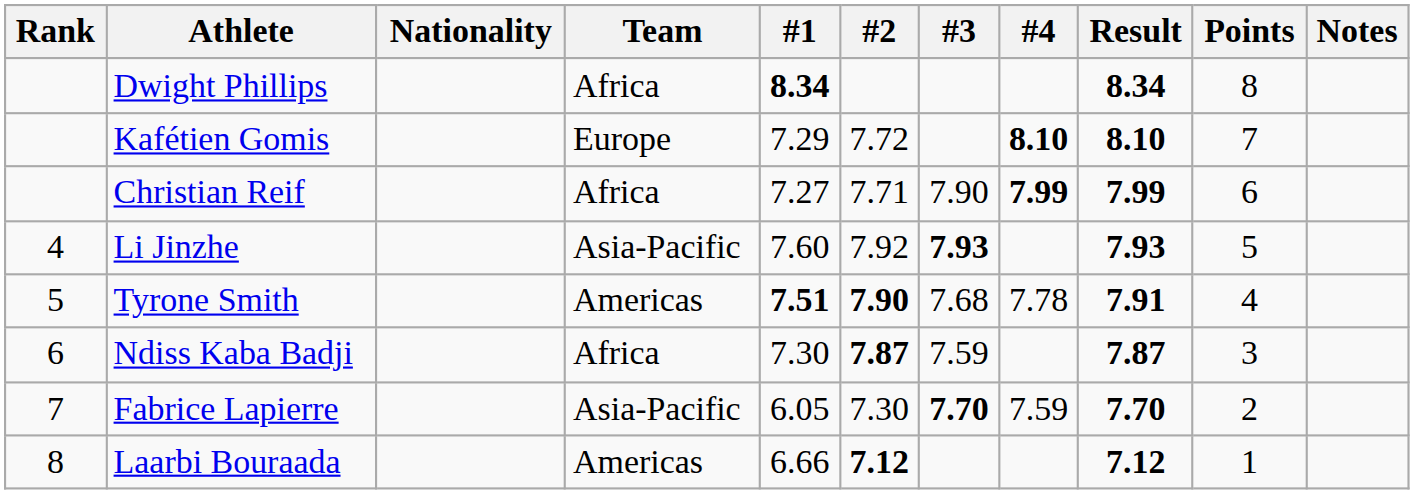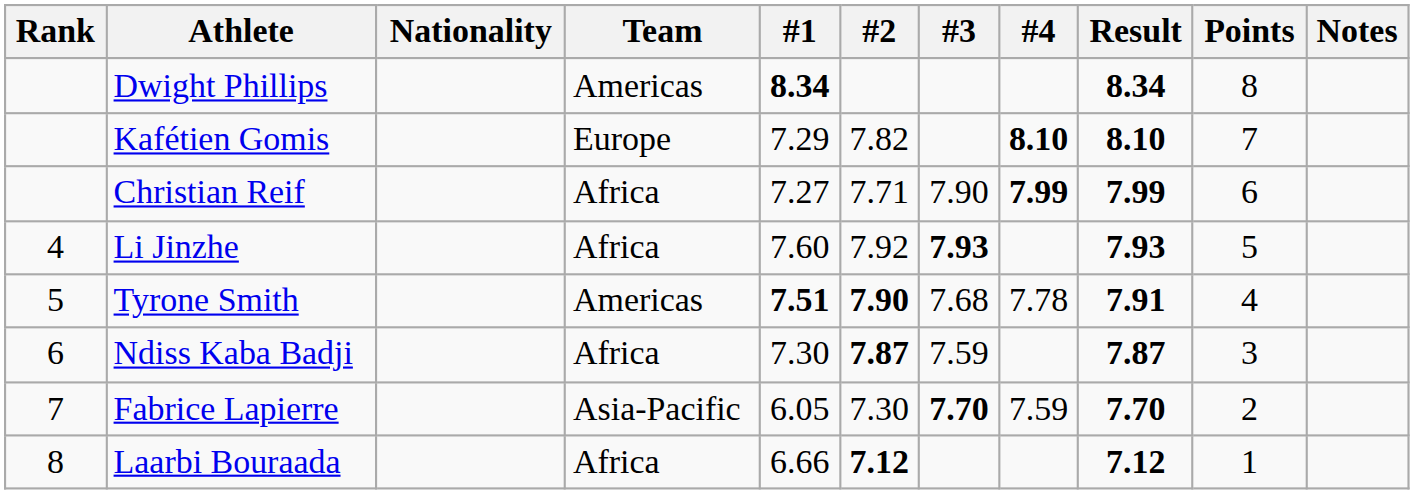(616, 85) Africa -> (638, 85) Americas
(879, 138) 7.72 -> (879, 138) 7.82
(657, 246) Asia-Pacific -> (616, 246) Africa
(638, 461) Americas -> (616, 461) Africa
